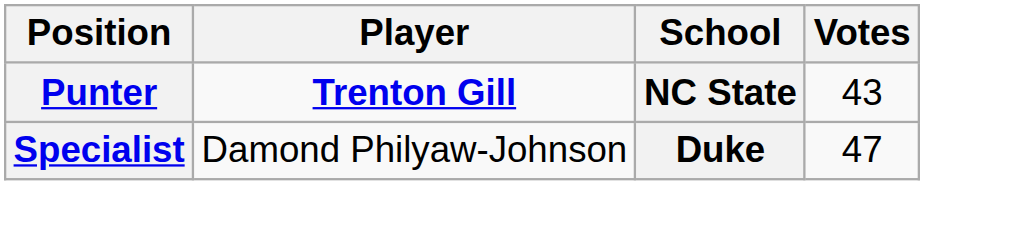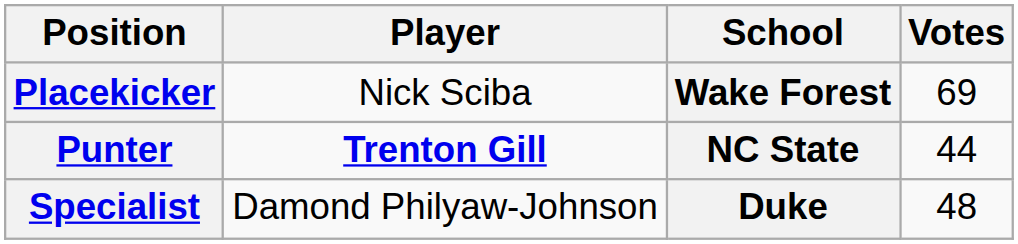+ row: (114, 91)
(862, 91) 43 -> (957, 149) 44
(862, 149) 47 -> (957, 207) 48
